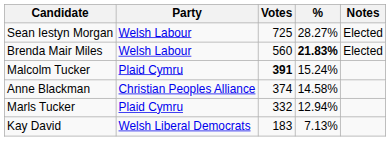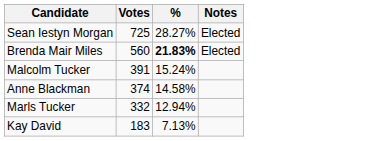- column: (187, 13)
(282, 70) bold -> (140, 70) normal
